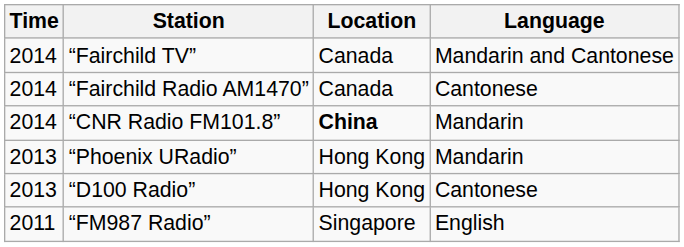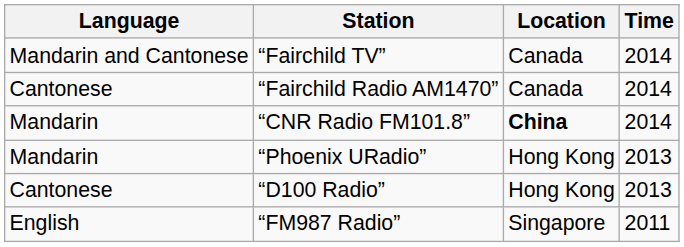columns swapped: (34, 21) <-> (554, 21)
